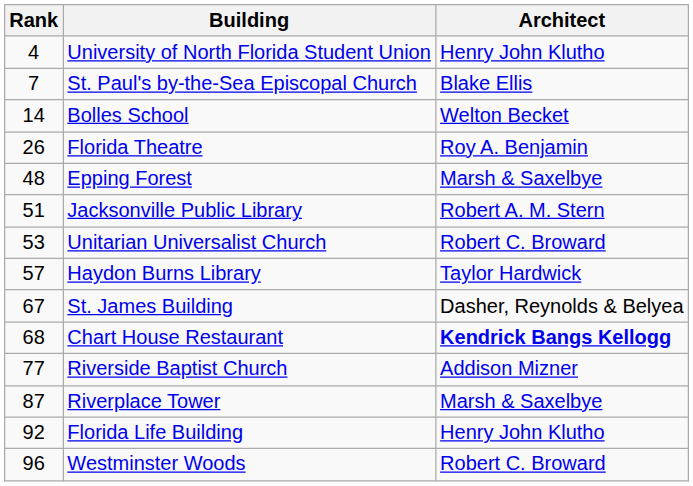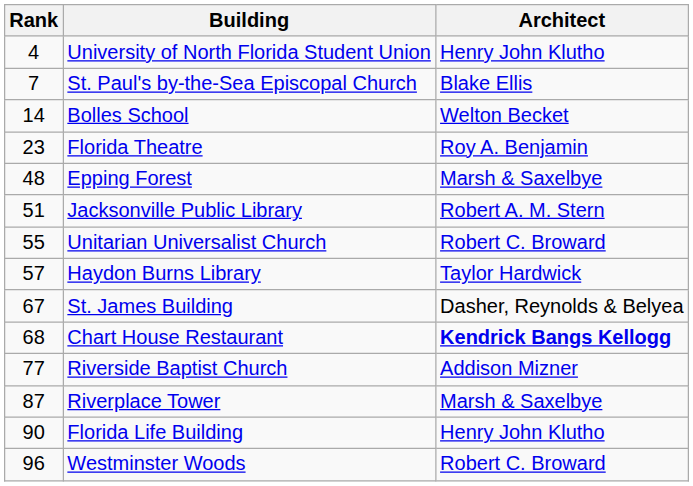(34, 147) 26 -> (34, 147) 23
(34, 242) 53 -> (34, 242) 55
(34, 432) 92 -> (34, 432) 90
